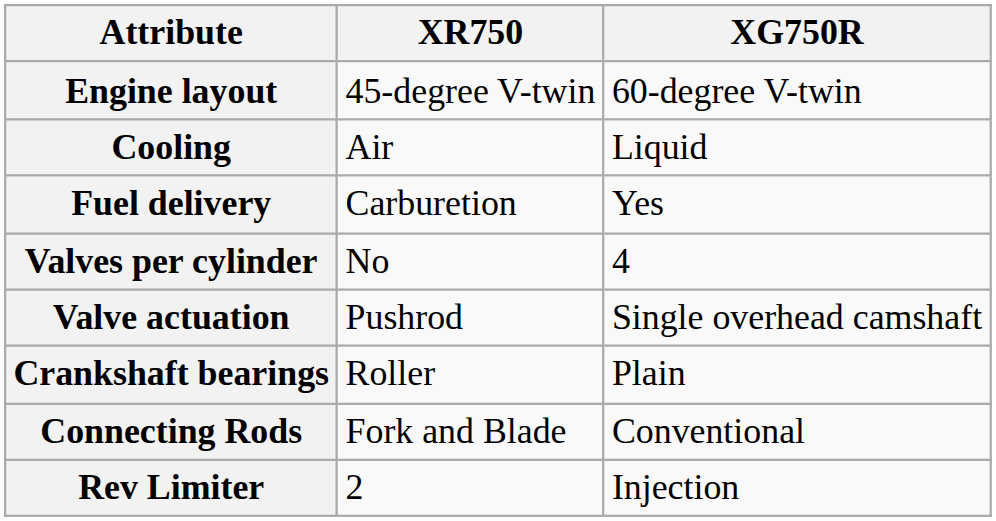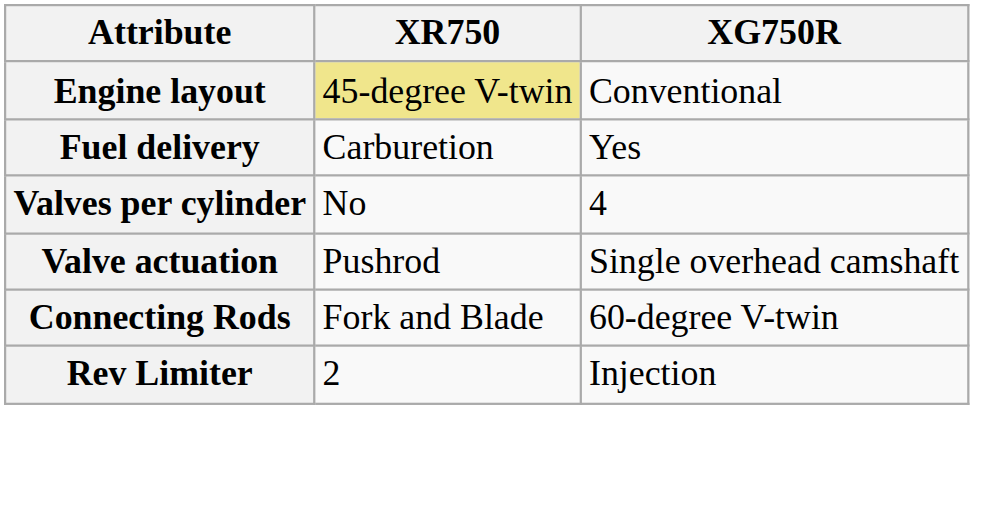(470, 89) no background -> (448, 89) khaki background
(737, 89) 60-degree V-twin -> (686, 89) Conventional
- row: (171, 146)
- row: (171, 373)
(708, 430) Conventional -> (714, 317) 60-degree V-twin
